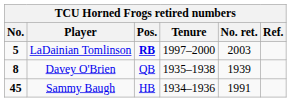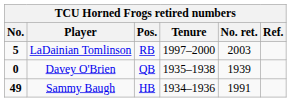(147, 50) bold -> (147, 50) normal
(16, 69) 8 -> (16, 69) 0
(16, 87) 45 -> (16, 87) 49
